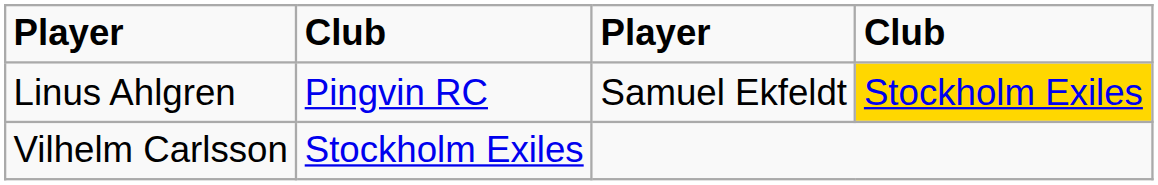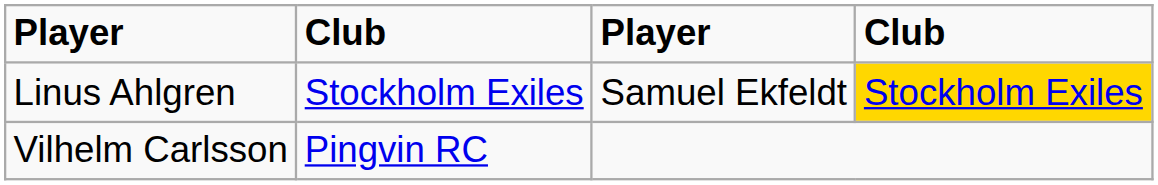(396, 91) Pingvin RC -> (444, 91) Stockholm Exiles
(444, 149) Stockholm Exiles -> (396, 149) Pingvin RC
